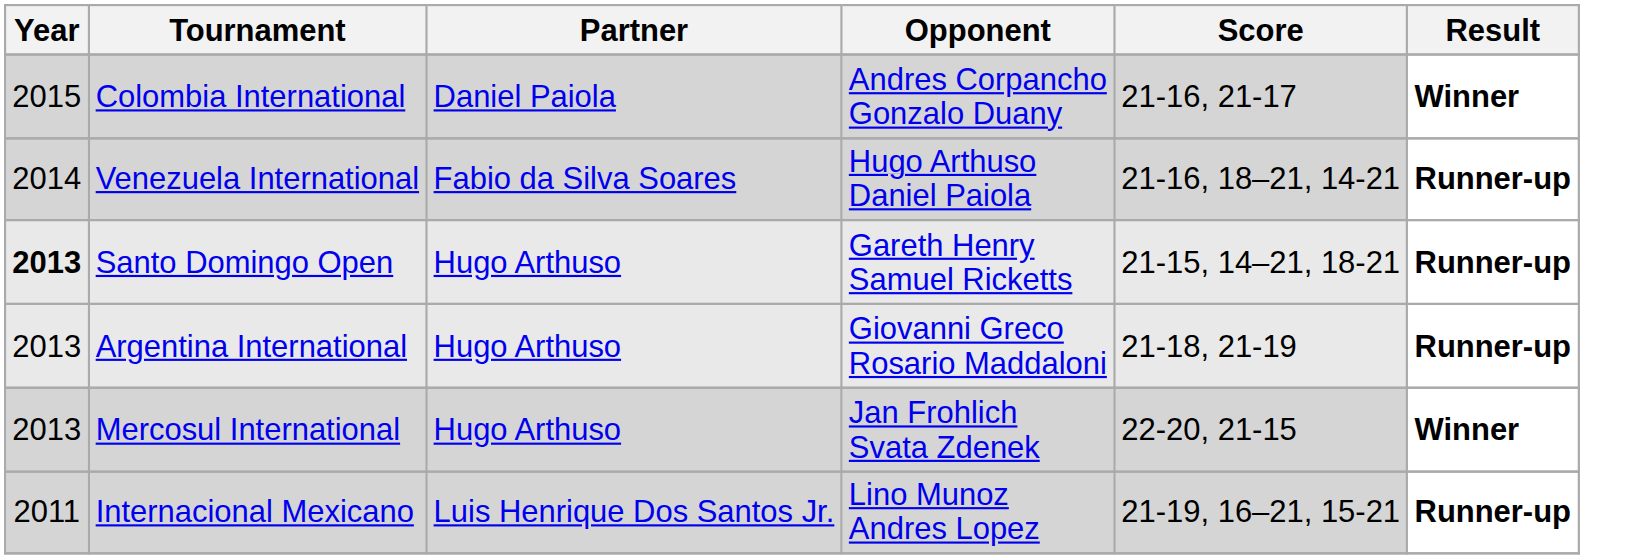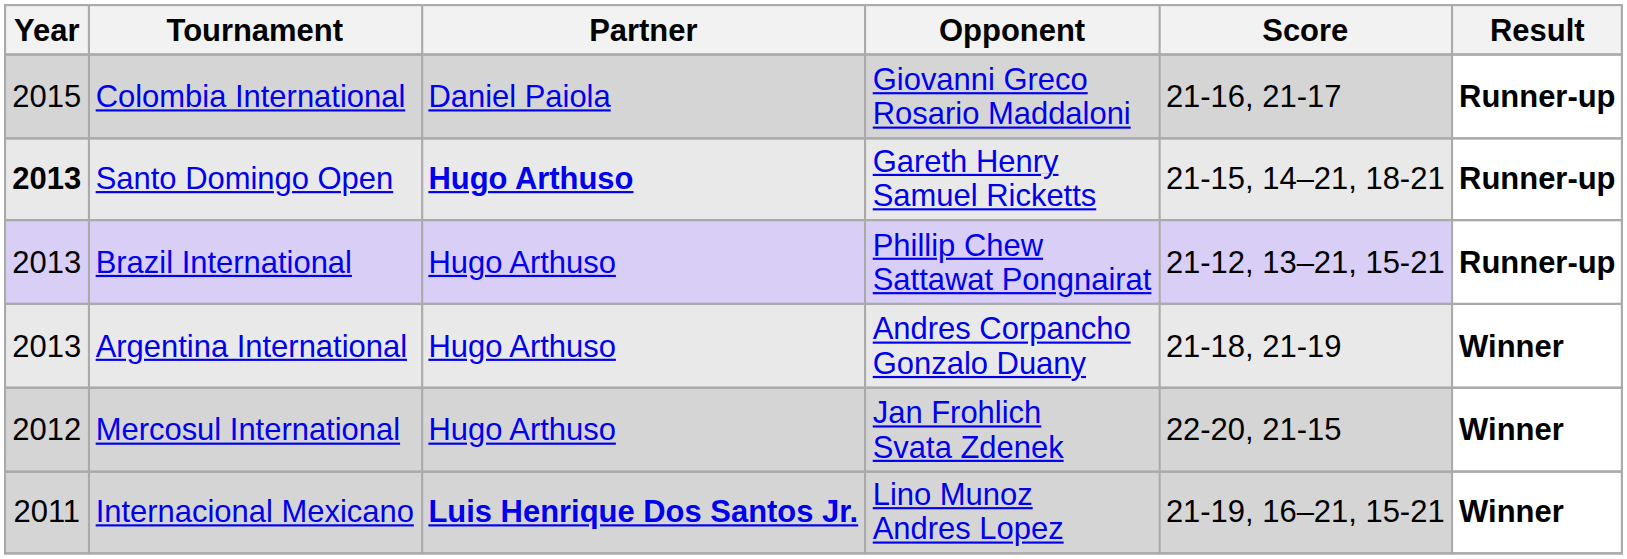(978, 96) Andres Corpancho Gonzalo Duany -> (1002, 96) Giovanni Greco Rosario Maddaloni
(1467, 96) Winner -> (1537, 96) Runner-up
- row: (257, 179)
(527, 263) normal -> (531, 179) bold
+ row: (224, 263)
(978, 346) Giovanni Greco Rosario Maddaloni -> (1002, 346) Andres Corpancho Gonzalo Duany
(1493, 346) Runner-up -> (1511, 346) Winner
(47, 429) 2013 -> (47, 429) 2012
(634, 513) normal -> (643, 513) bold
(1493, 513) Runner-up -> (1511, 513) Winner
